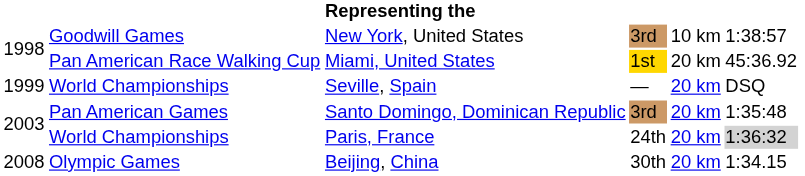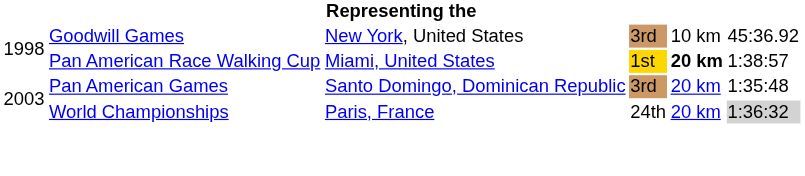(756, 36) 1:38:57 -> (763, 36) 45:36.92
(696, 61) normal -> (697, 61) bold
(761, 61) 45:36.92 -> (758, 61) 1:38:57
- row: (381, 86)
- row: (382, 162)
